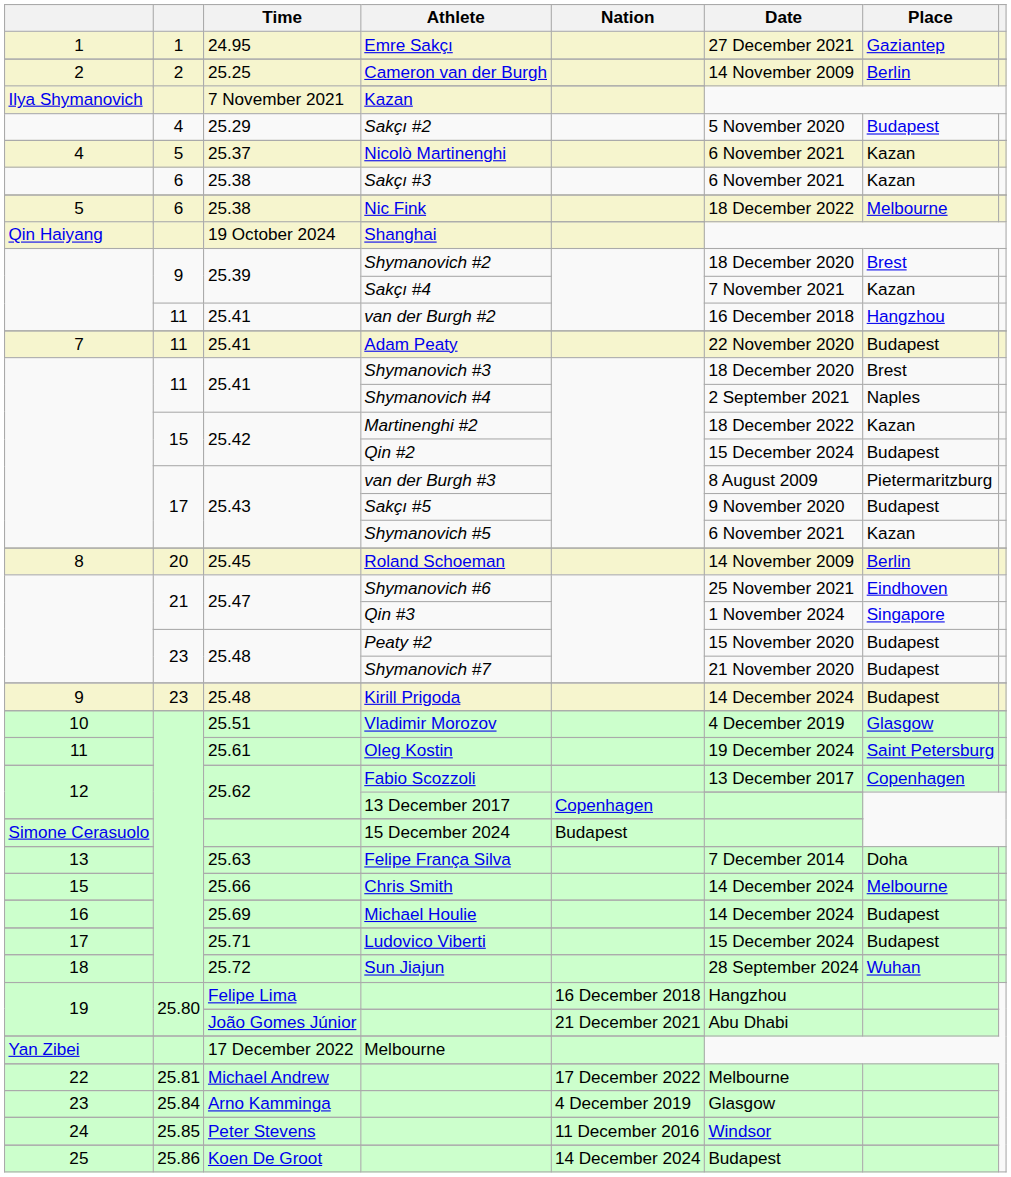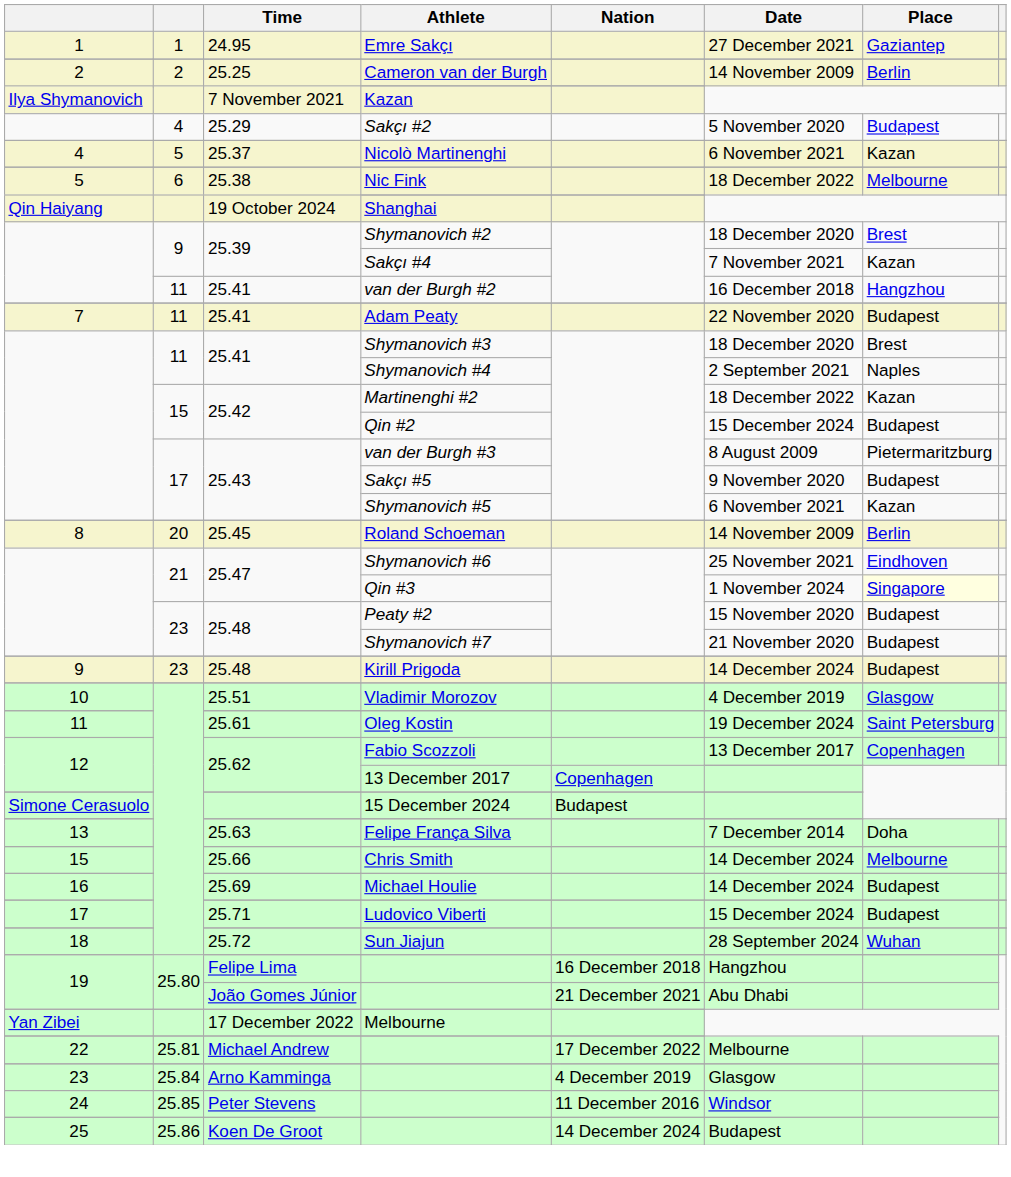- row: (229, 180)
(906, 615) no background -> (906, 588) lightyellow background
